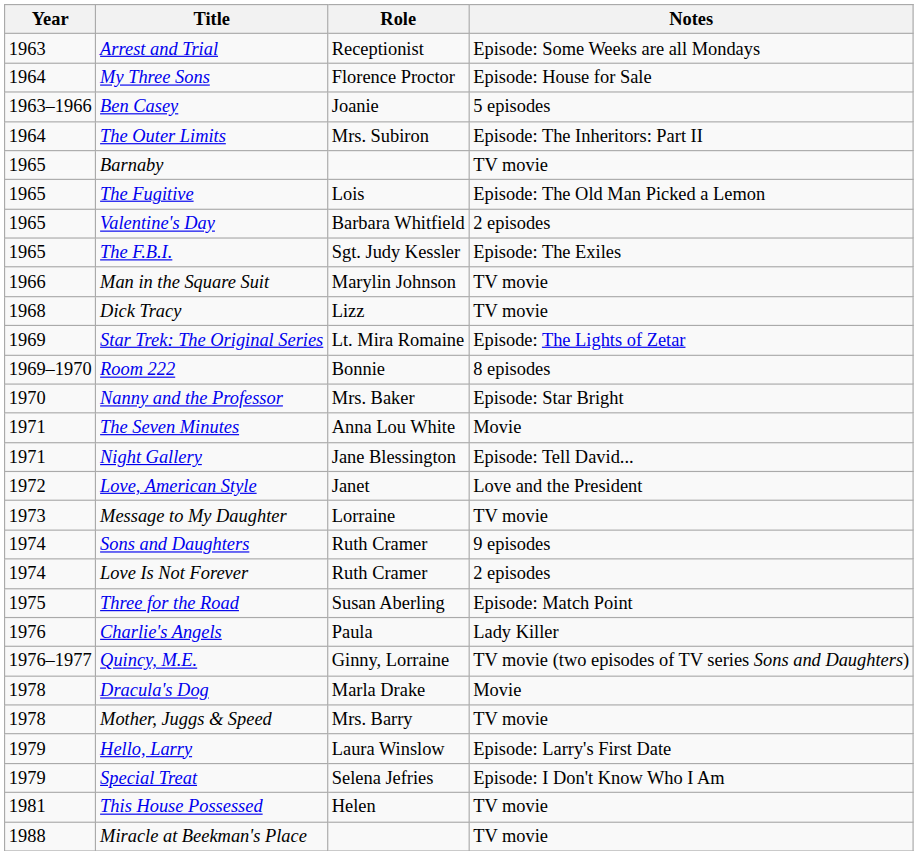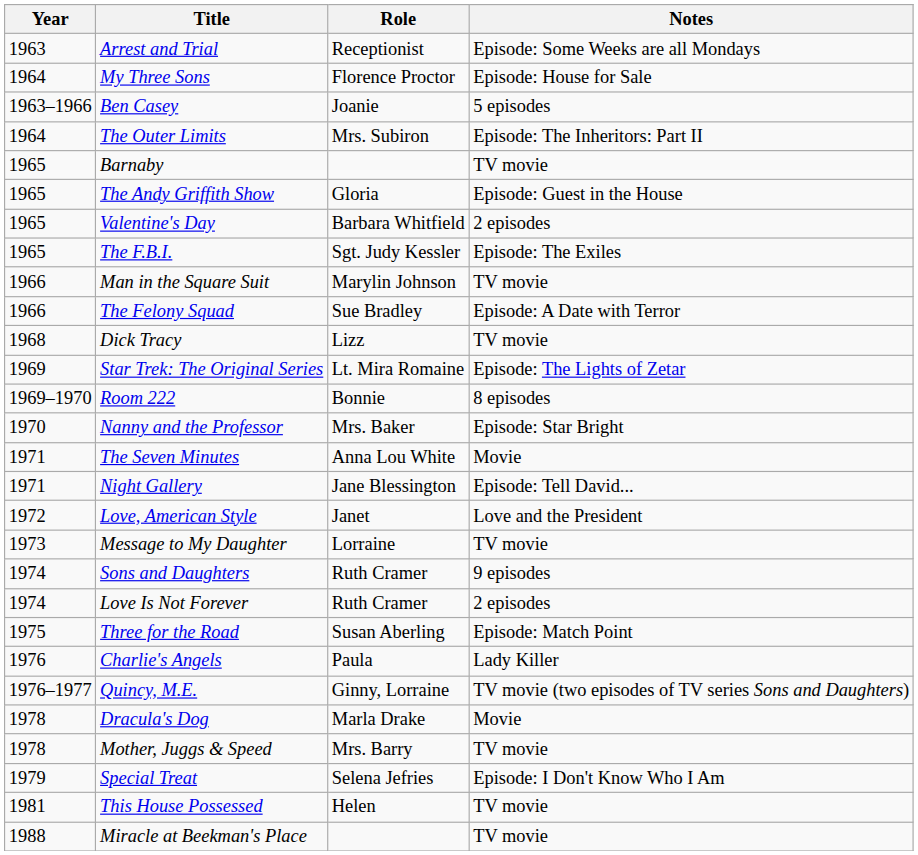+ row: (187, 194)
- row: (147, 194)
+ row: (167, 310)
- row: (146, 748)
